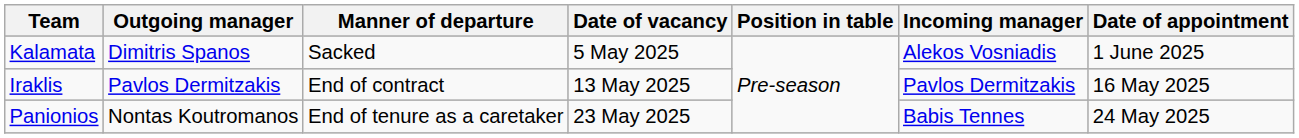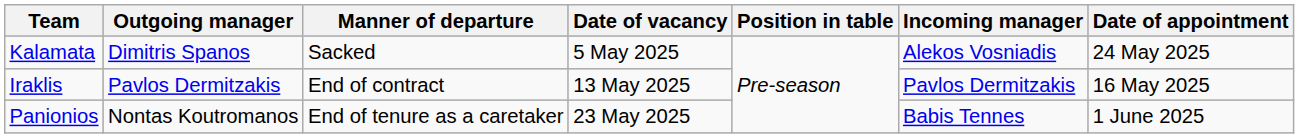(1148, 52) 1 June 2025 -> (1151, 52) 24 May 2025
(1151, 116) 24 May 2025 -> (1148, 116) 1 June 2025
